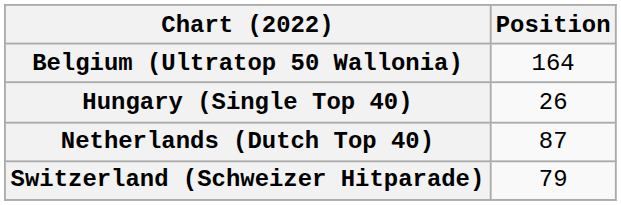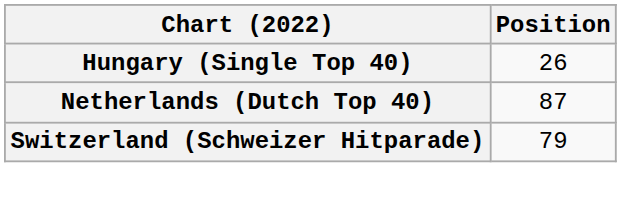- row: (247, 63)
